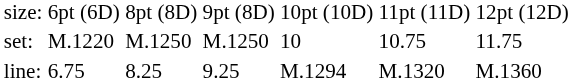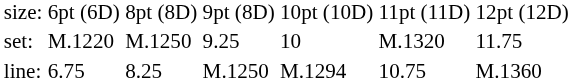(236, 41) M.1250 -> (221, 41) 9.25
(402, 41) 10.75 -> (412, 41) M.1320
(221, 70) 9.25 -> (236, 70) M.1250
(412, 70) M.1320 -> (402, 70) 10.75
